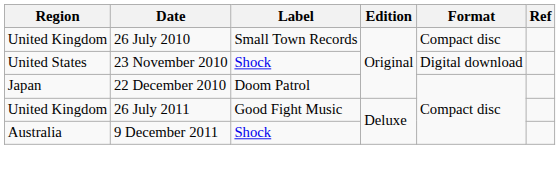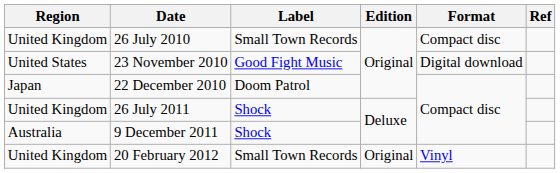(253, 62) Shock -> (288, 62) Good Fight Music
(288, 109) Good Fight Music -> (253, 109) Shock
+ row: (166, 156)
